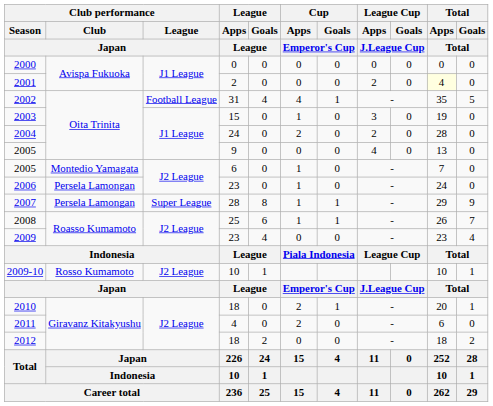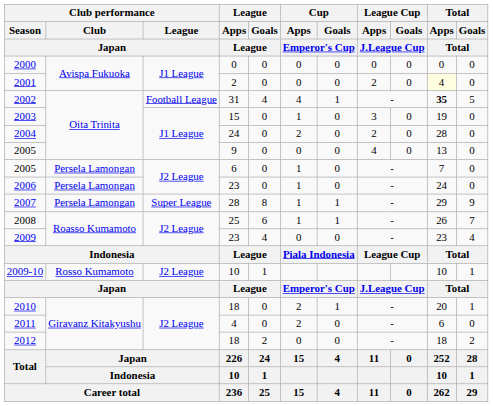(442, 99) normal -> (442, 99) bold
(95, 168) Montedio Yamagata -> (95, 168) Persela Lamongan
